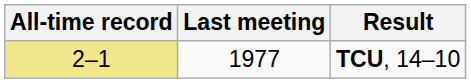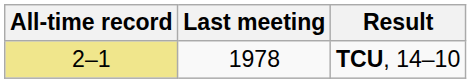(254, 59) 1977 -> (254, 59) 1978
